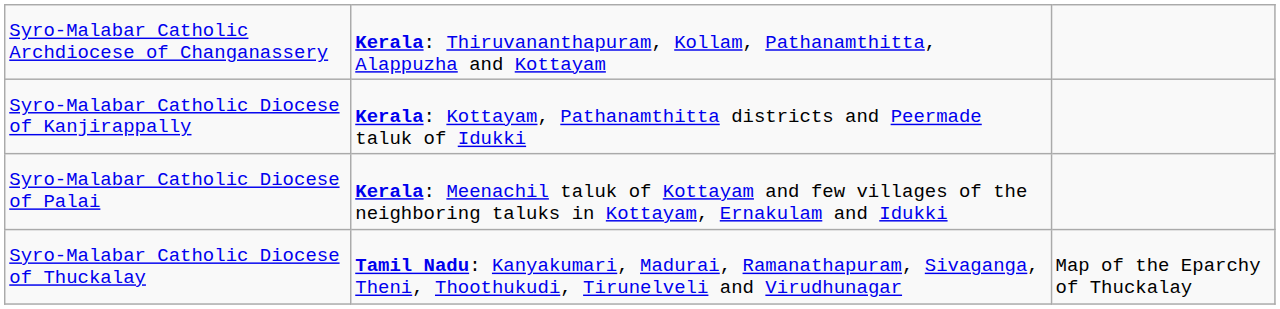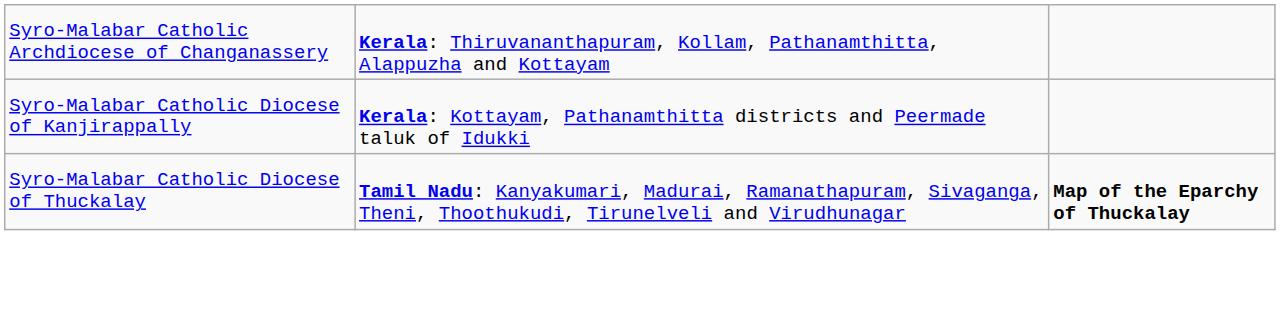- row: (174, 192)
(1158, 277) normal -> (1156, 203) bold
